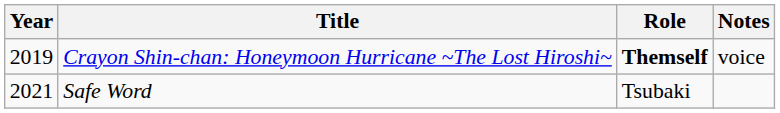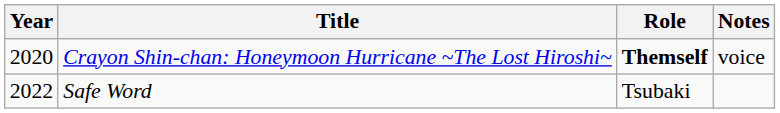(31, 56) 2019 -> (31, 56) 2020
(31, 90) 2021 -> (31, 90) 2022
